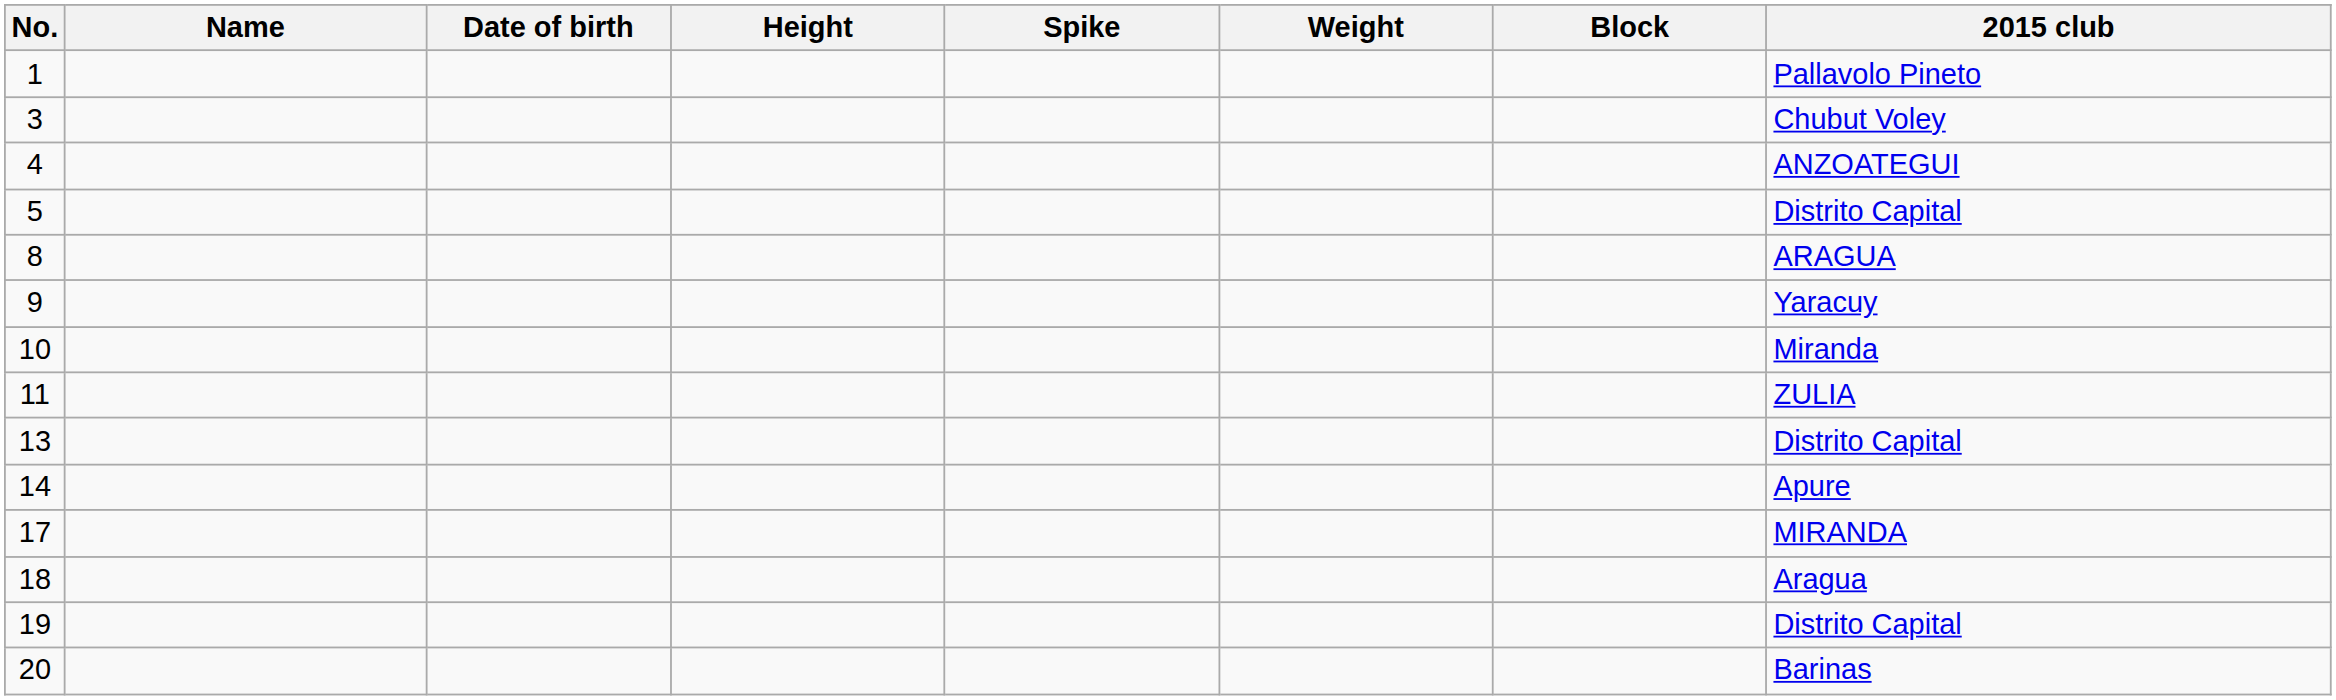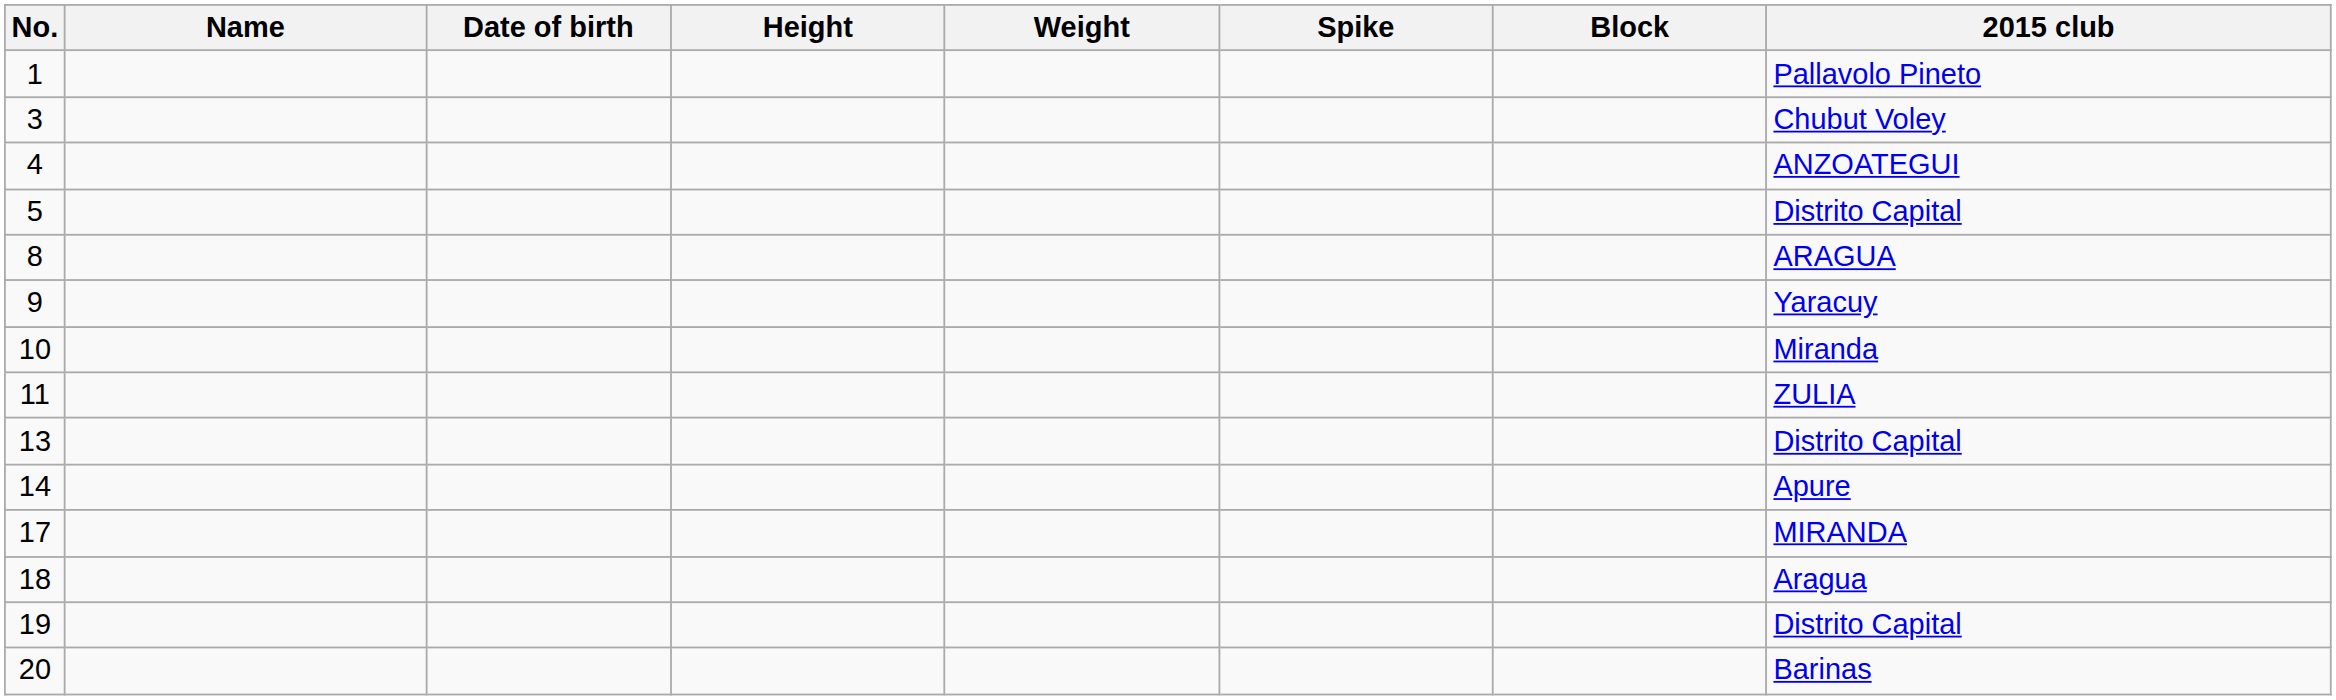columns swapped: (1356, 27) <-> (1082, 27)
